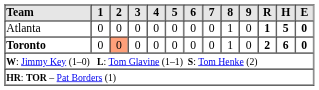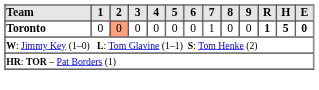- row: (23, 28)
(212, 45) 0 -> (212, 28) 1
(230, 45) 1 -> (230, 28) 0
(267, 45) 2 -> (267, 28) 1
(286, 45) 6 -> (286, 28) 5
